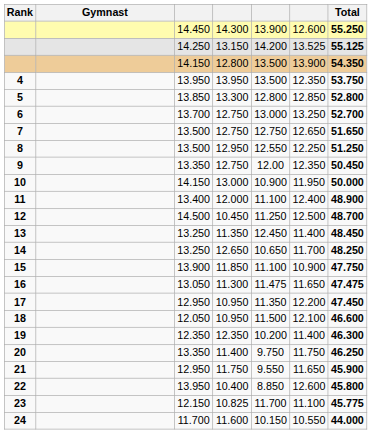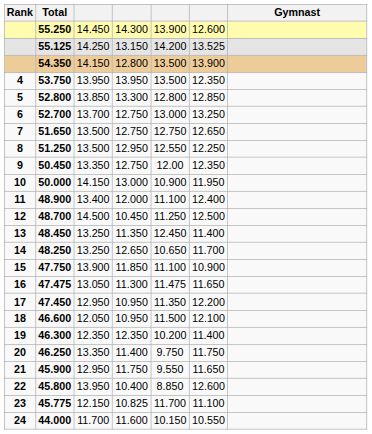columns swapped: (105, 13) <-> (347, 13)
